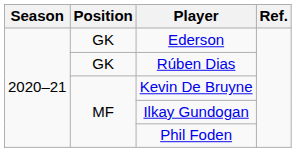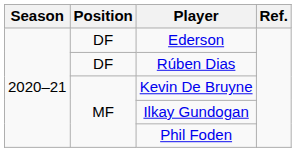(103, 40) GK -> (103, 40) DF
(103, 64) GK -> (103, 64) DF
